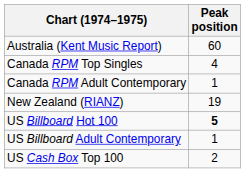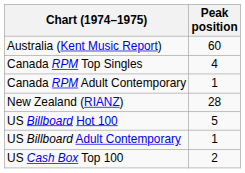(215, 102) 19 -> (215, 102) 28
(215, 121) bold -> (215, 121) normal
